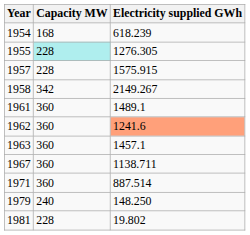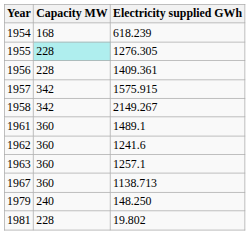+ row: (19, 70)
(45, 70) 228 -> (45, 88) 342
(129, 126) lightsalmon background -> (129, 145) no background
(129, 145) 1457.1 -> (129, 164) 1257.1
(135, 164) 1138.711 -> (135, 182) 1138.713
- row: (19, 182)
